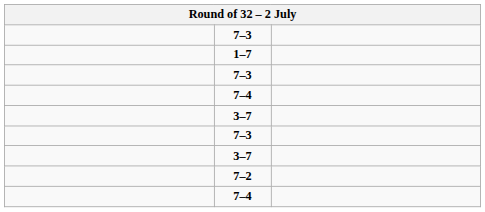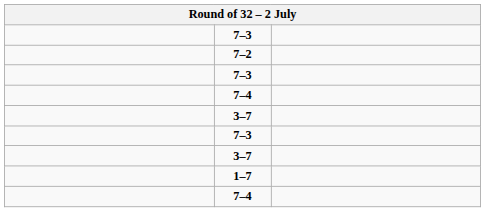rows swapped: (109, 176) <-> (109, 55)
